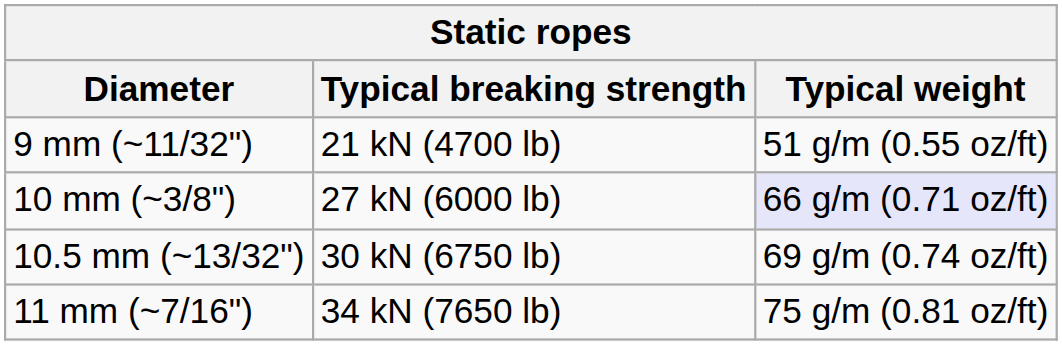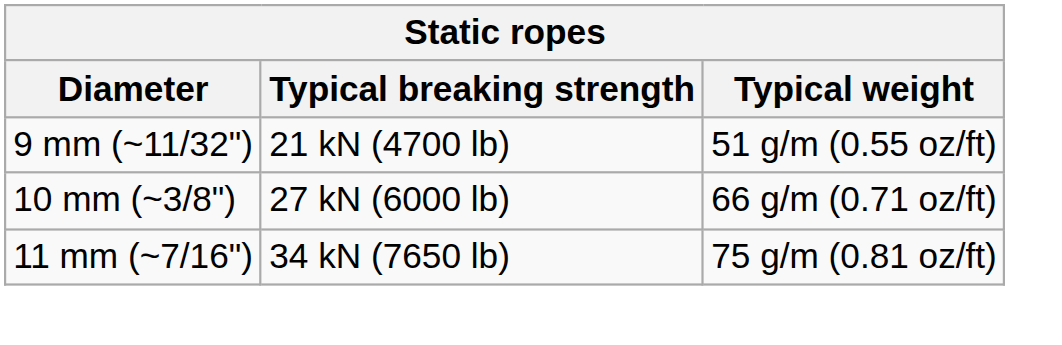(906, 199) lavender background -> (854, 199) no background
- row: (159, 255)
